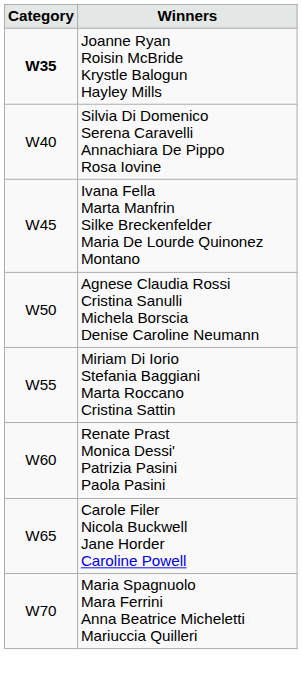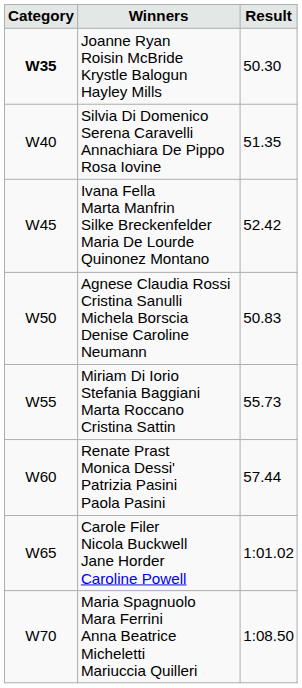+ column: (269, 16)
